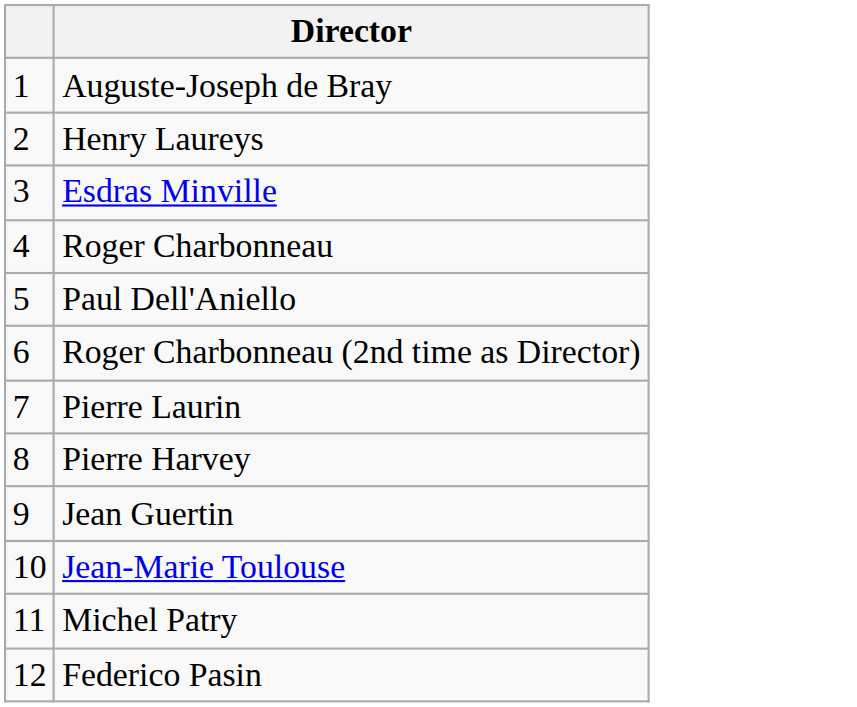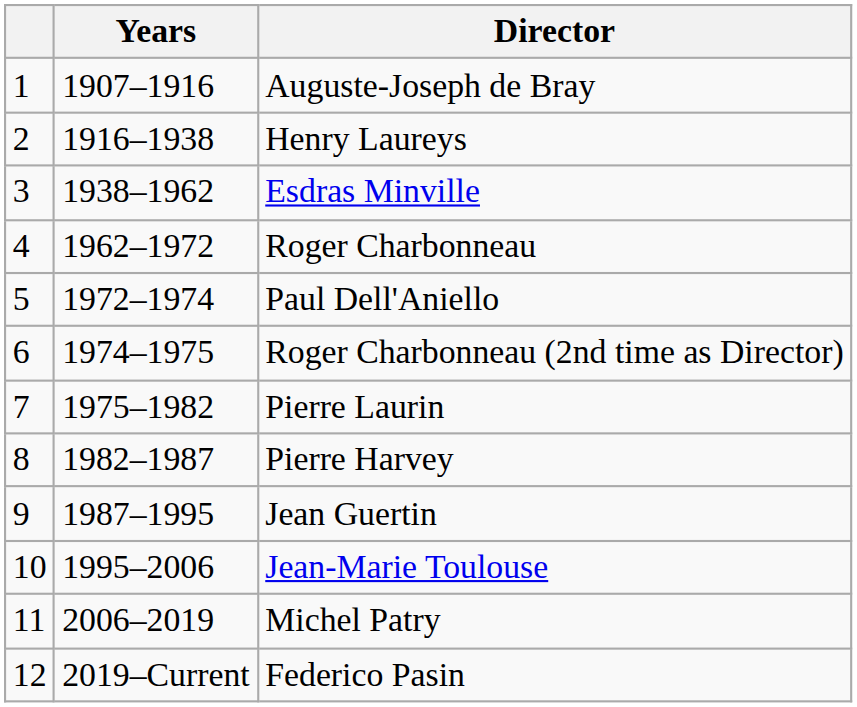+ column: (156, 31)
